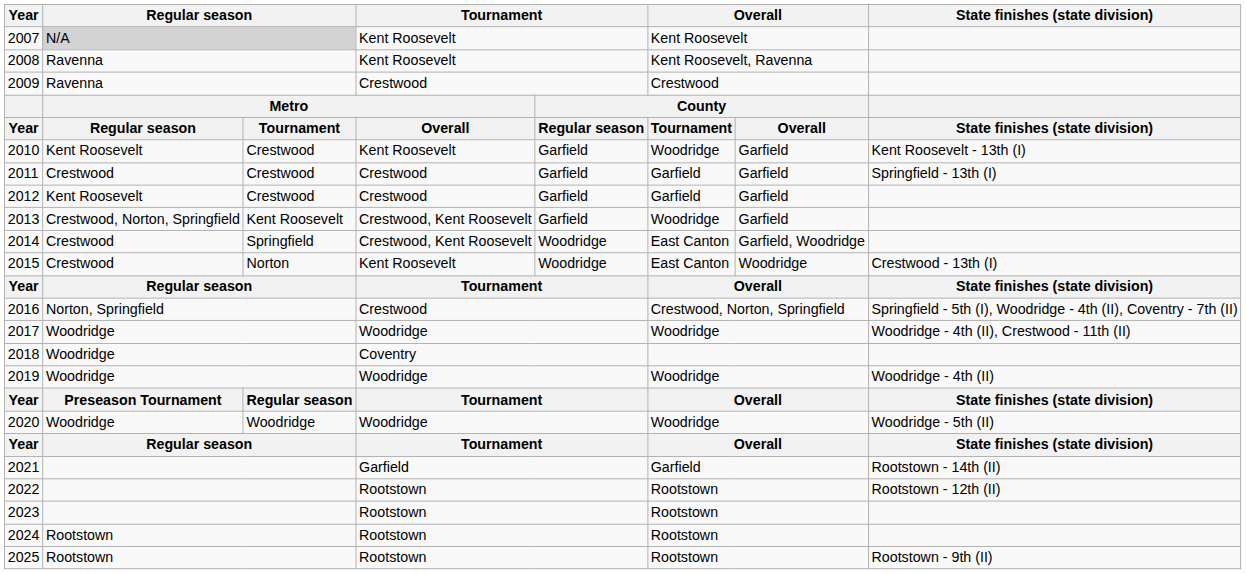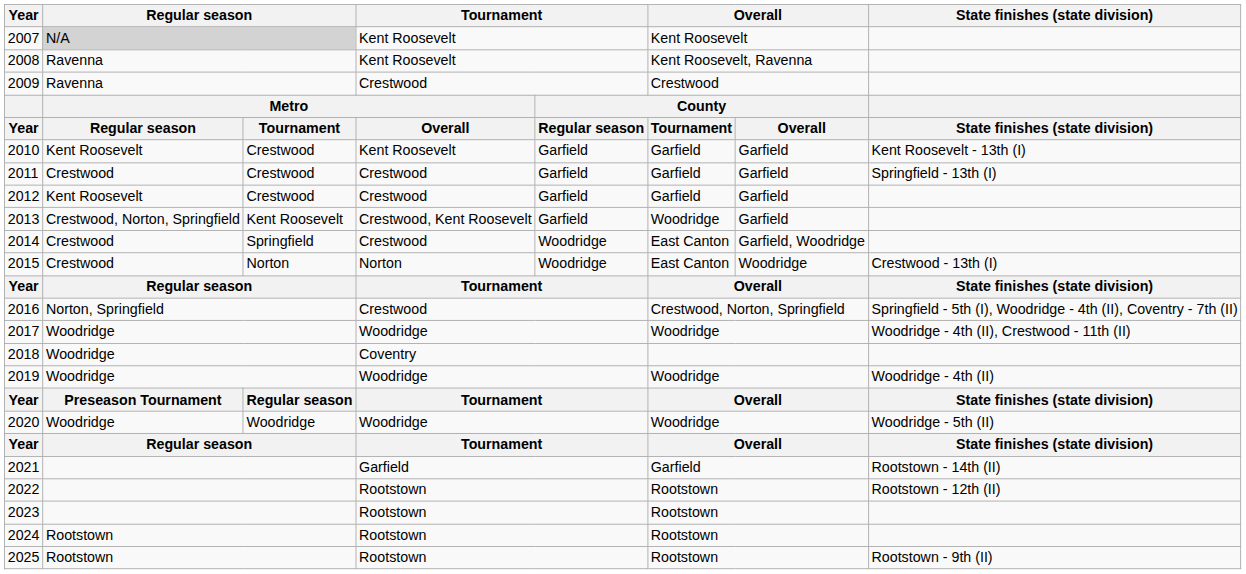(685, 151) Woodridge -> (676, 151) Garfield
(445, 241) Crestwood, Kent Roosevelt -> (393, 241) Crestwood
(407, 264) Kent Roosevelt -> (380, 264) Norton
